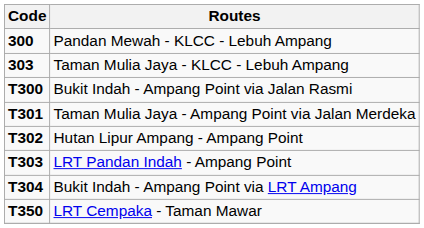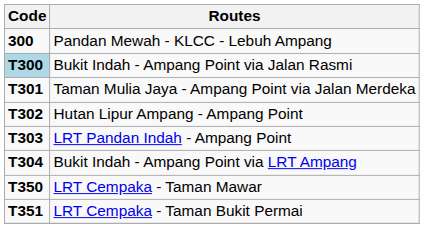- row: (201, 65)
(26, 89) no background -> (26, 65) lightblue background
+ row: (178, 211)
